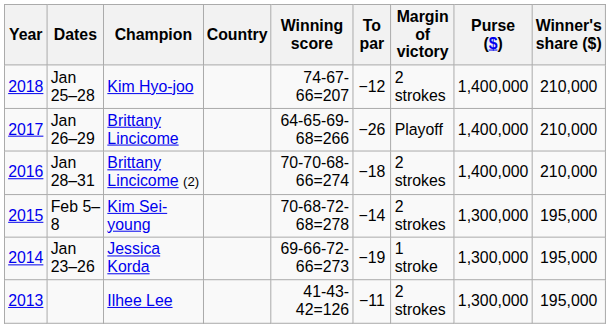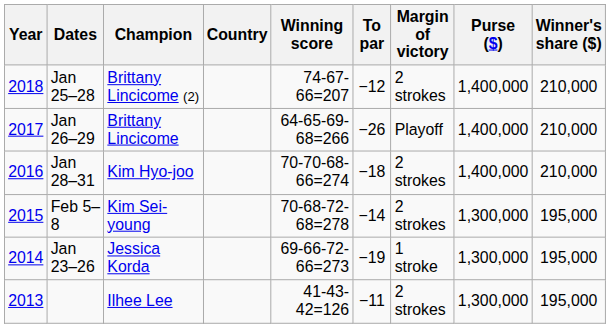(150, 86) Kim Hyo-joo -> (153, 86) Brittany Lincicome (2)
(153, 172) Brittany Lincicome (2) -> (150, 172) Kim Hyo-joo
